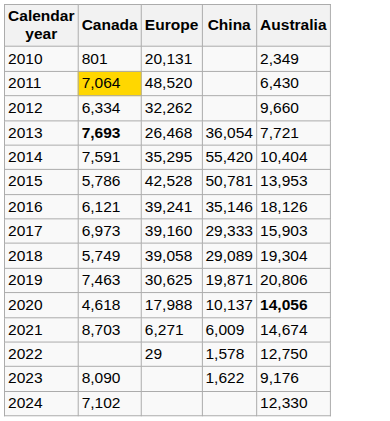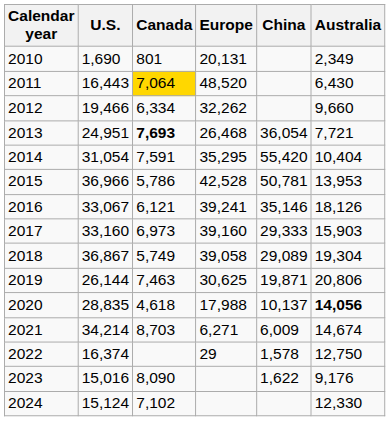+ column: (105, 25)
